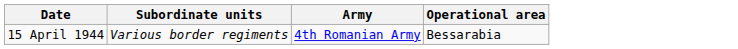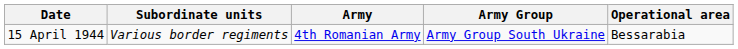+ column: (516, 15)
